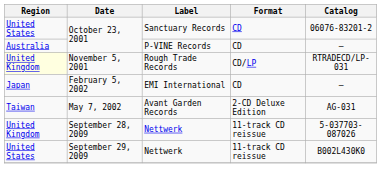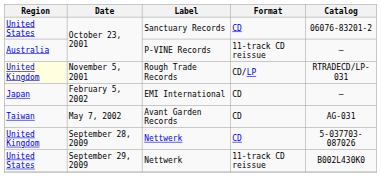(237, 46) CD -> (259, 50) 11-track CD reissue
(259, 107) 2-CD Deluxe Edition -> (237, 117) CD
(259, 129) 11-track CD reissue -> (237, 139) CD
